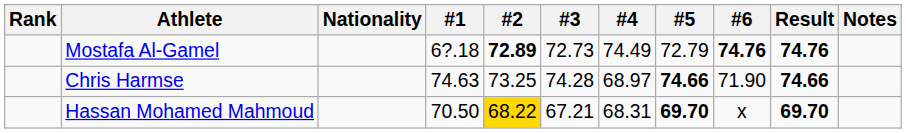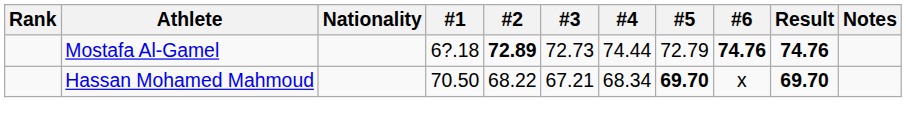(627, 50) 74.49 -> (627, 50) 74.44
- row: (124, 81)
(512, 111) gold background -> (512, 81) no background
(627, 111) 68.31 -> (627, 81) 68.34
